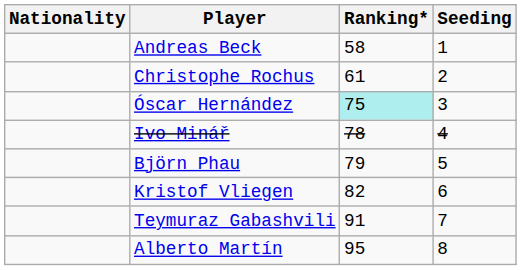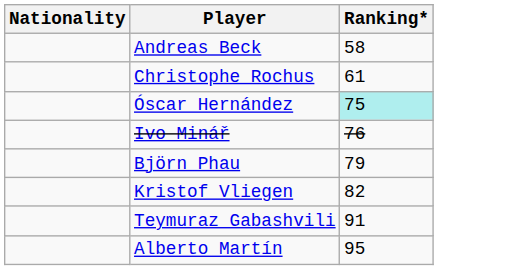- column: (474, 19)
(355, 134) 78 -> (355, 134) 76
